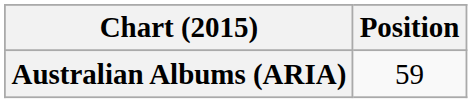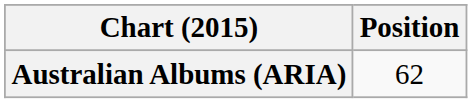(410, 73) 59 -> (410, 73) 62
